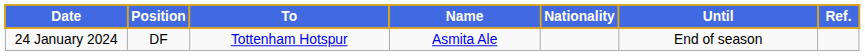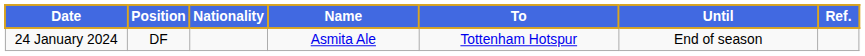columns swapped: (579, 17) <-> (289, 17)
